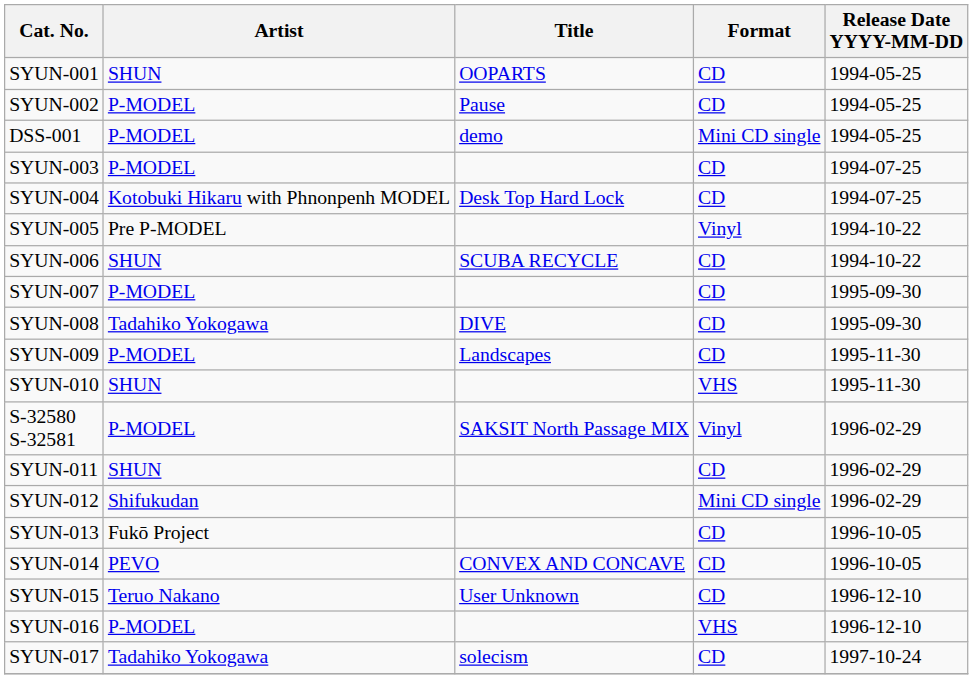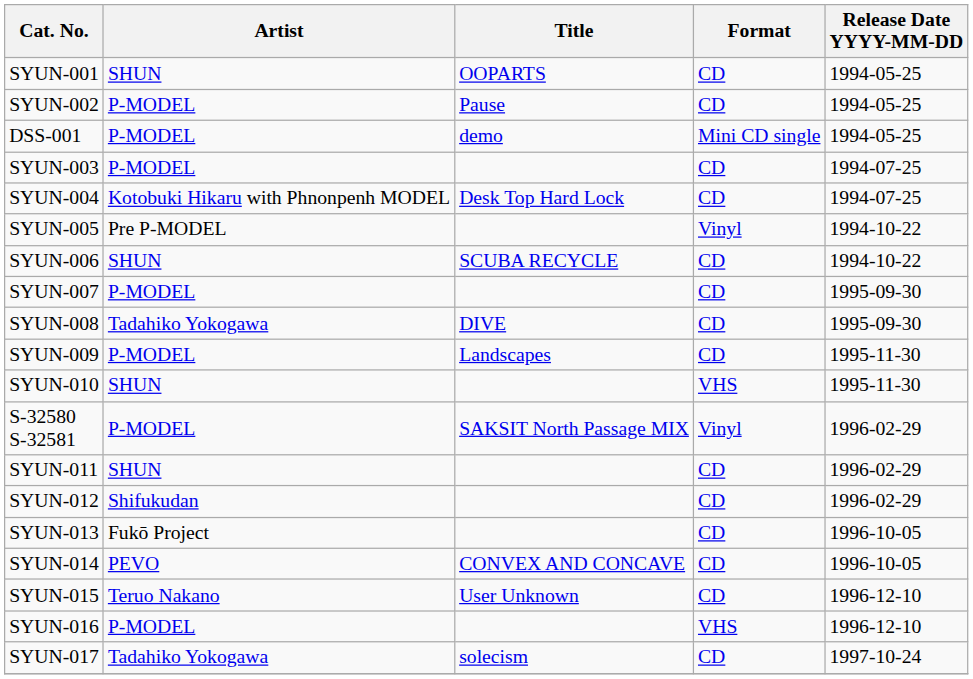(759, 501) Mini CD single -> (712, 501) CD
